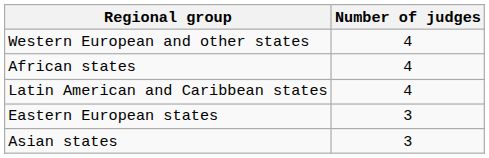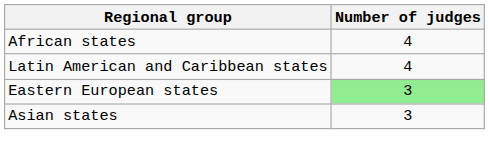- row: (159, 42)
(408, 116) no background -> (408, 91) lightgreen background
